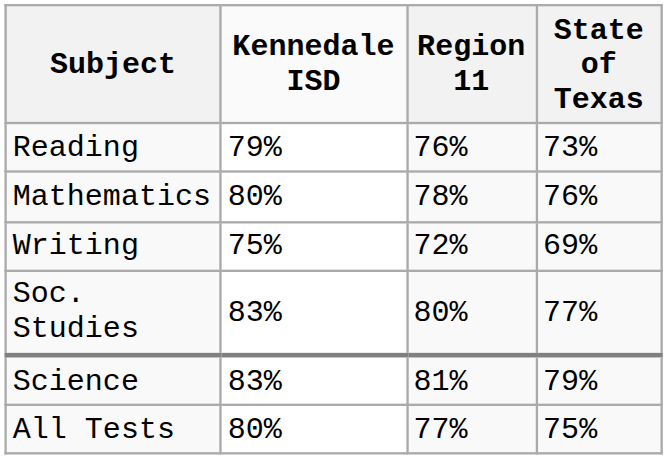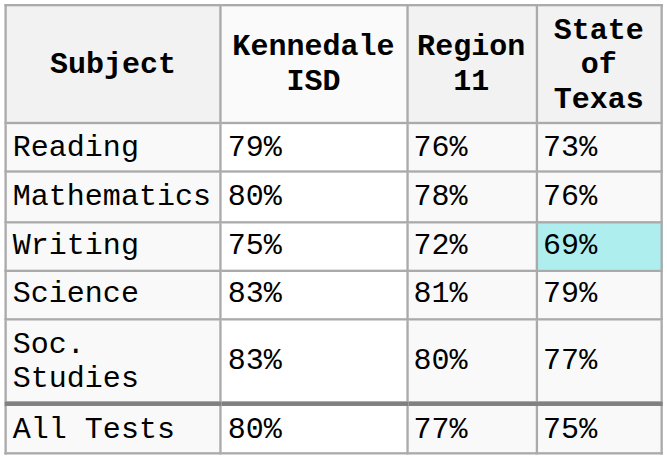(570, 246) no background -> (570, 246) paleturquoise background
rows swapped: (76, 381) <-> (76, 312)
